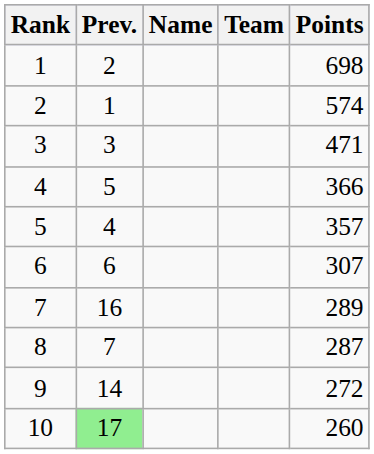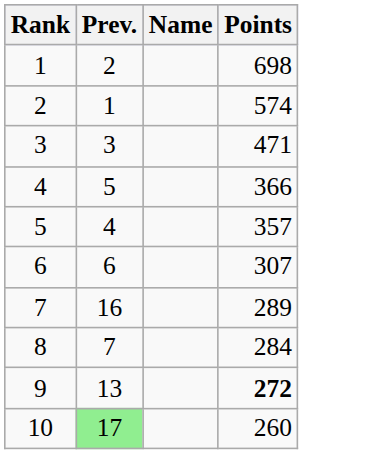- column: (254, 24)
(345, 347) 287 -> (273, 347) 284
(109, 387) 14 -> (109, 387) 13
(345, 387) normal -> (273, 387) bold
